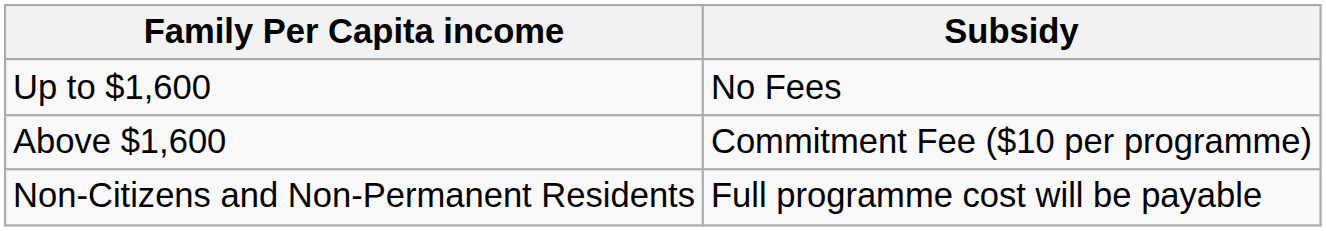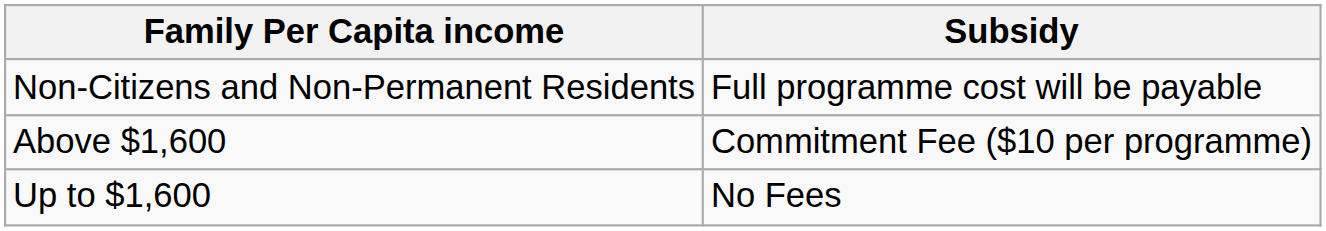rows swapped: (112, 86) <-> (354, 196)
